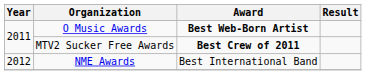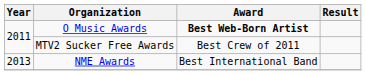(248, 45) bold -> (248, 45) normal
(19, 61) 2012 -> (19, 61) 2013
